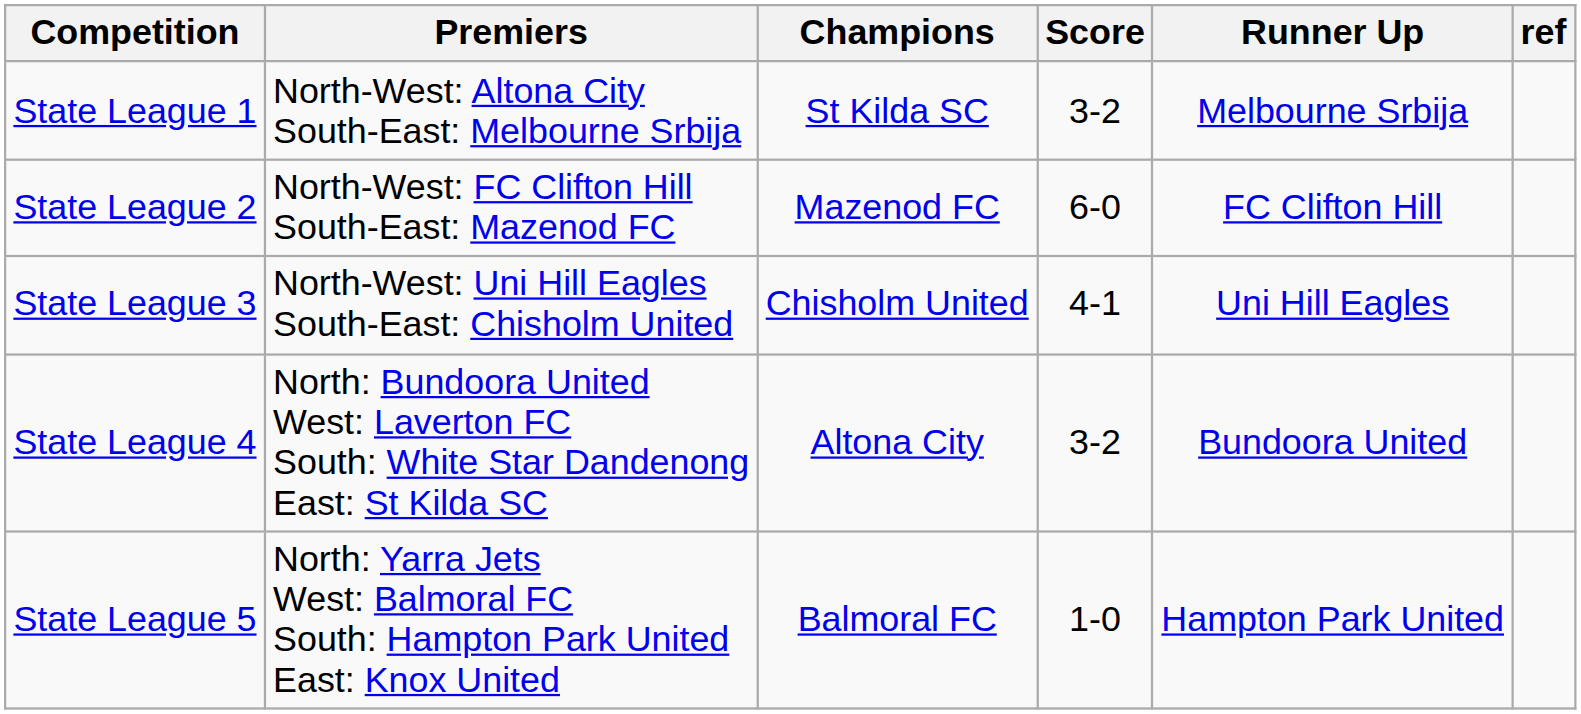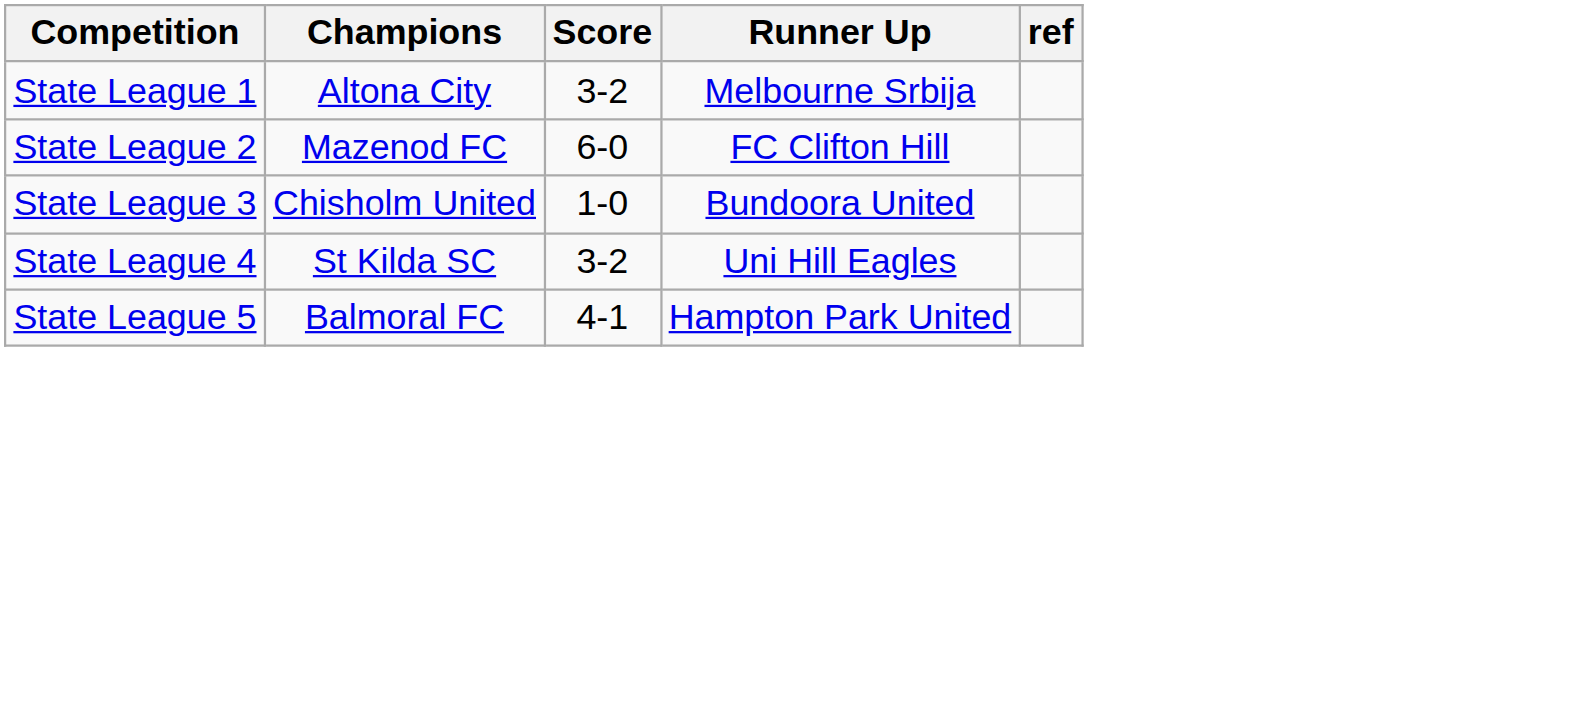- column: (511, 32)
(897, 109) St Kilda SC -> (405, 89) Altona City
(1095, 304) 4-1 -> (602, 203) 1-0
(1333, 304) Uni Hill Eagles -> (840, 203) Bundoora United
(897, 441) Altona City -> (405, 260) St Kilda SC
(1333, 441) Bundoora United -> (840, 260) Uni Hill Eagles
(1095, 619) 1-0 -> (602, 317) 4-1
